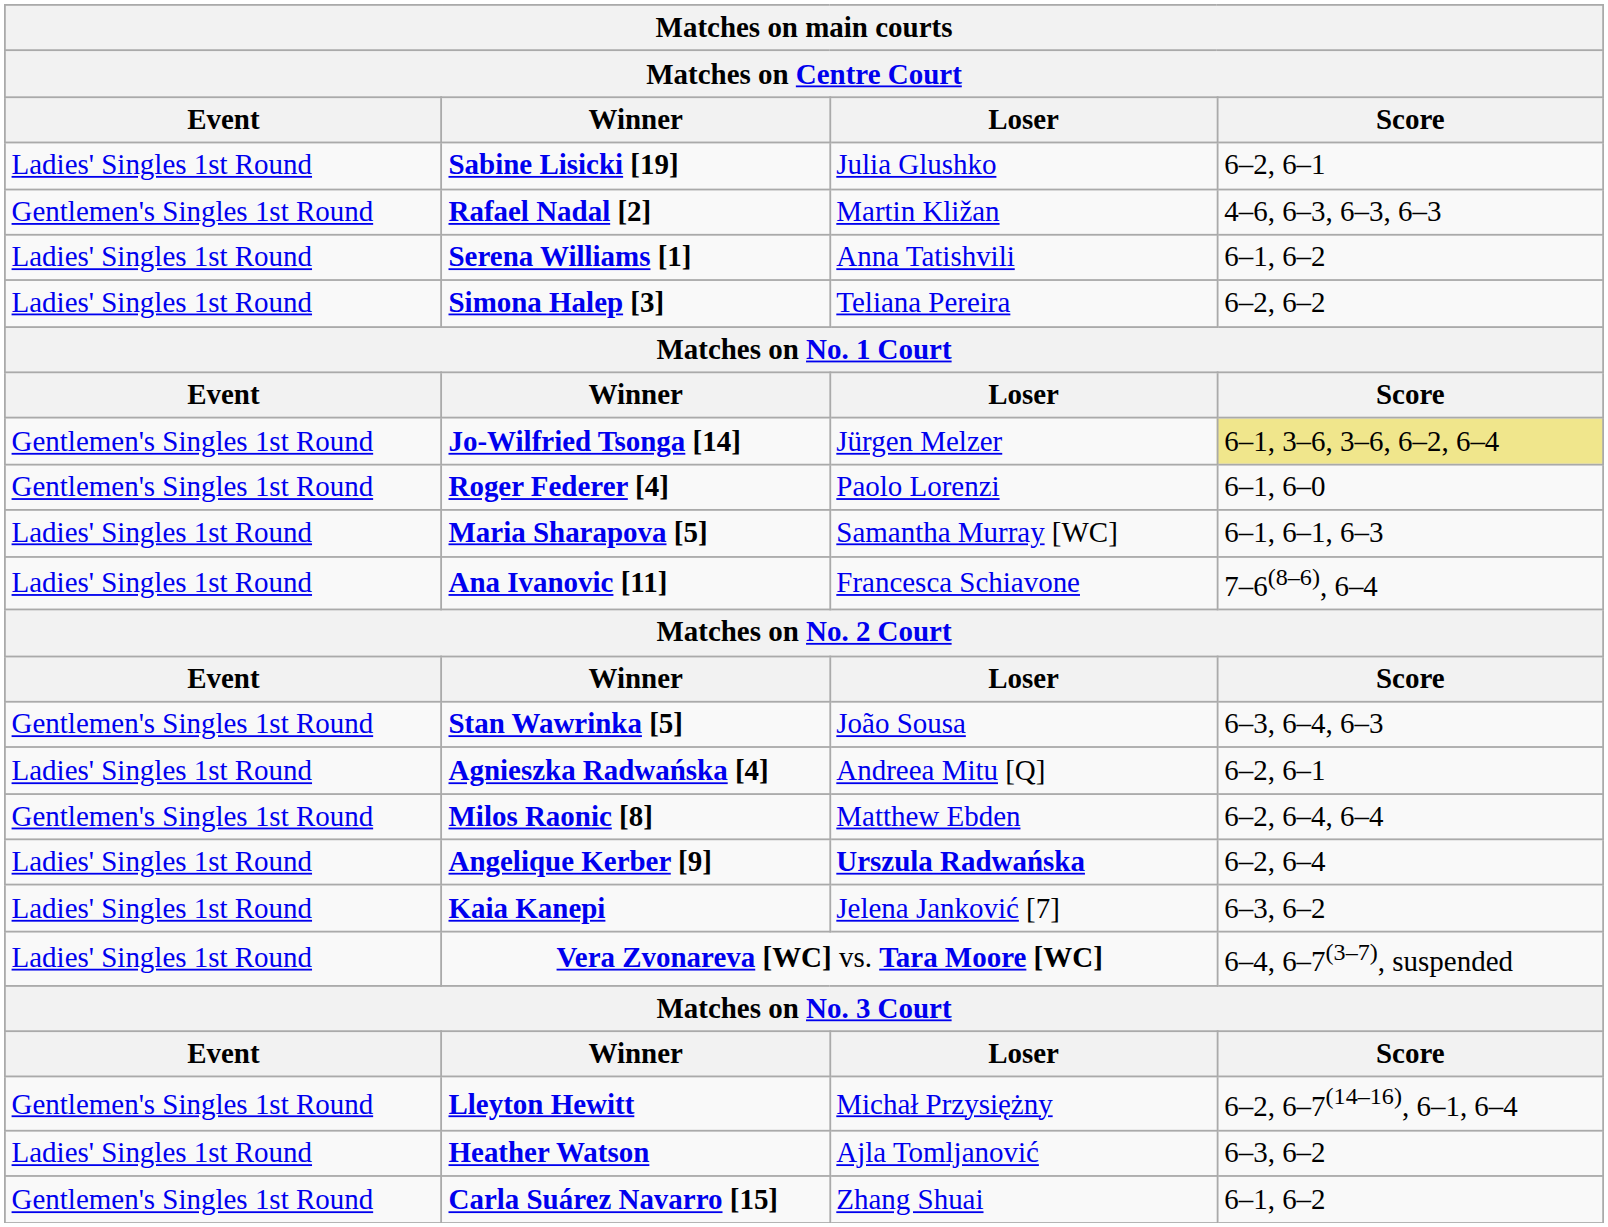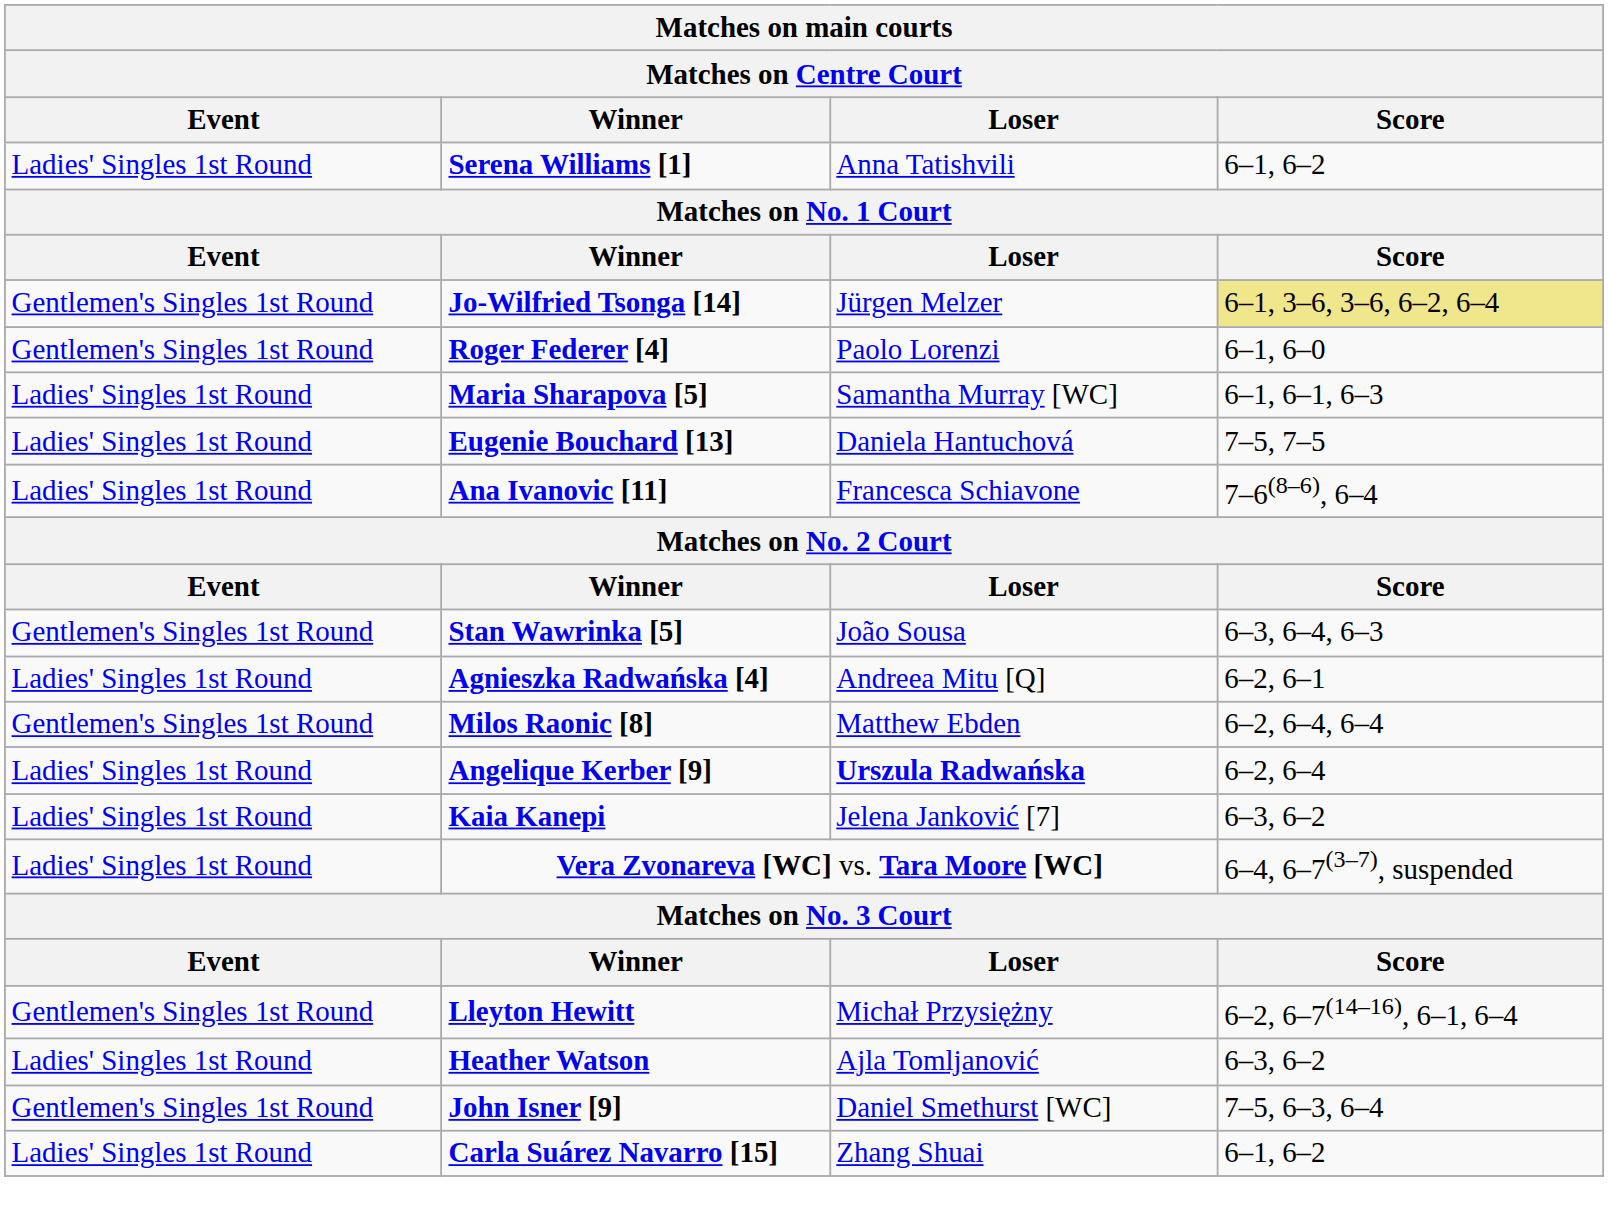- row: (564, 165)
- row: (550, 211)
- row: (556, 303)
+ row: (591, 440)
+ row: (535, 1107)
(192, 1199) Gentlemen's Singles 1st Round -> (162, 1153) Ladies' Singles 1st Round
